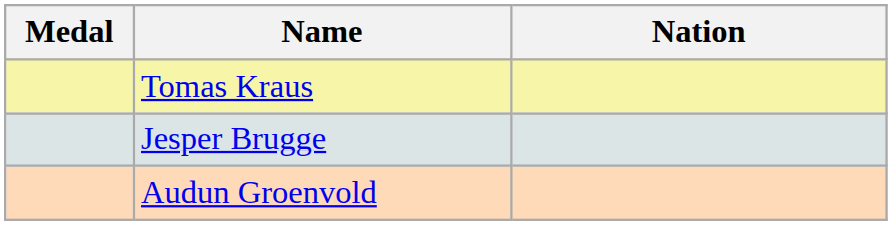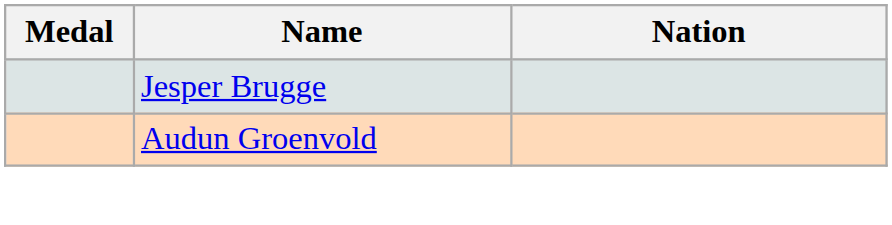- row: (227, 85)
